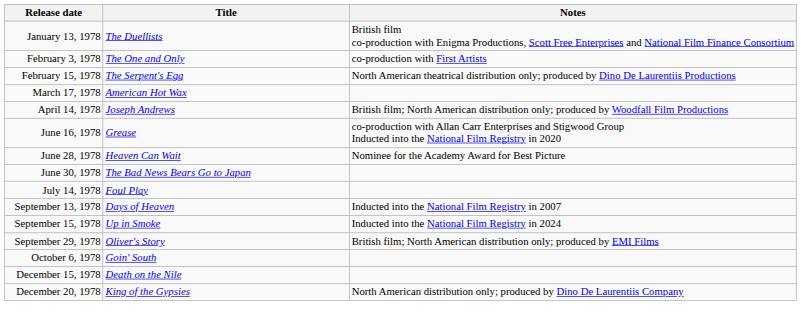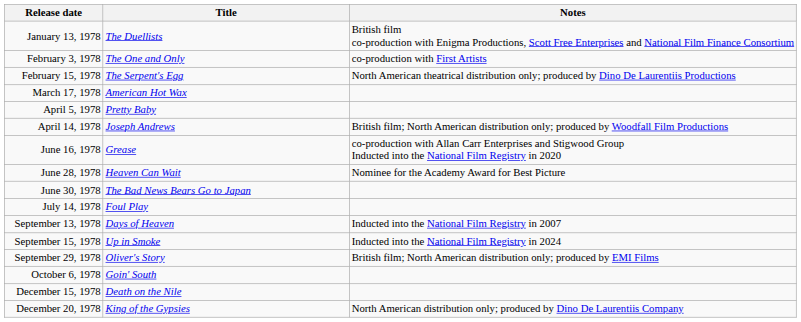+ row: (72, 110)
